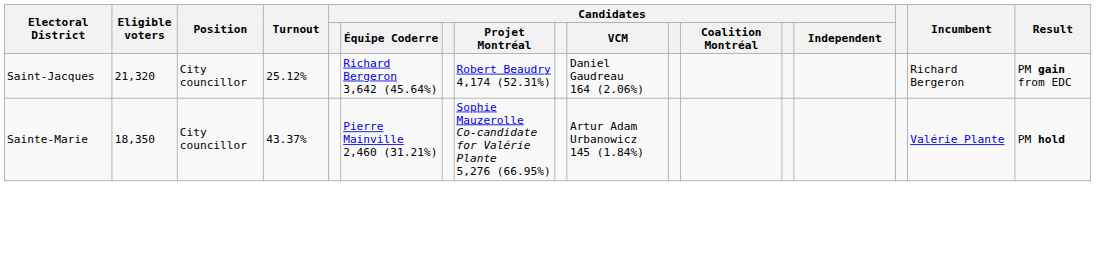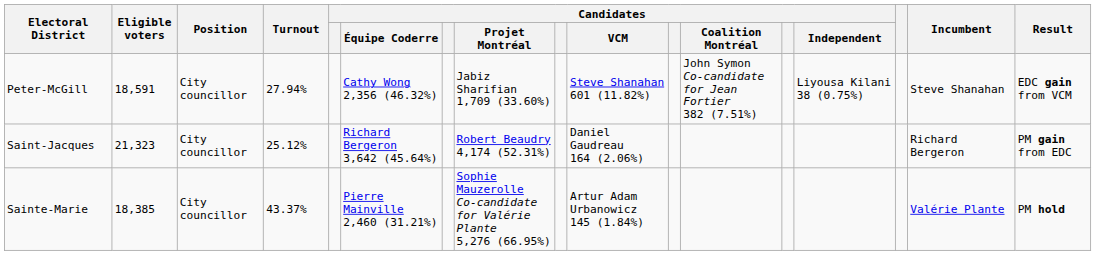+ row: (47, 89)
(135, 76) 21,320 -> (135, 146) 21,323
(135, 139) 18,350 -> (135, 209) 18,385
